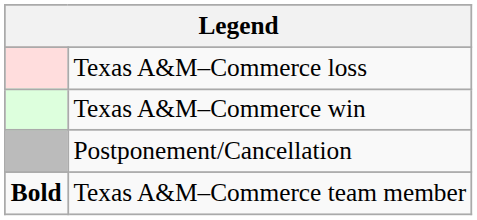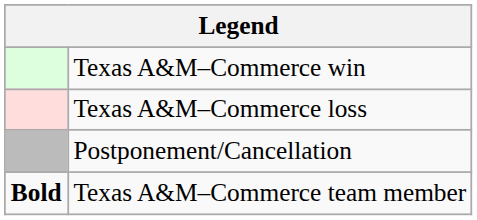rows swapped: (220, 109) <-> (220, 67)
